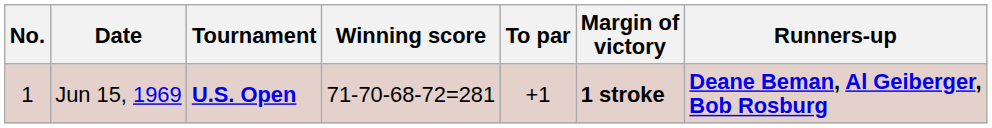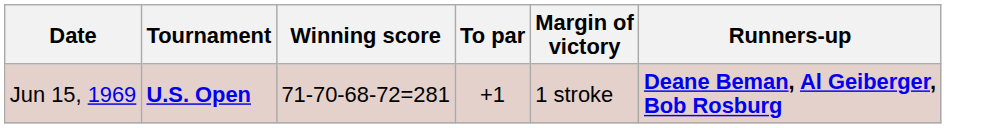- column: (27, 34)
(623, 94) bold -> (574, 94) normal
